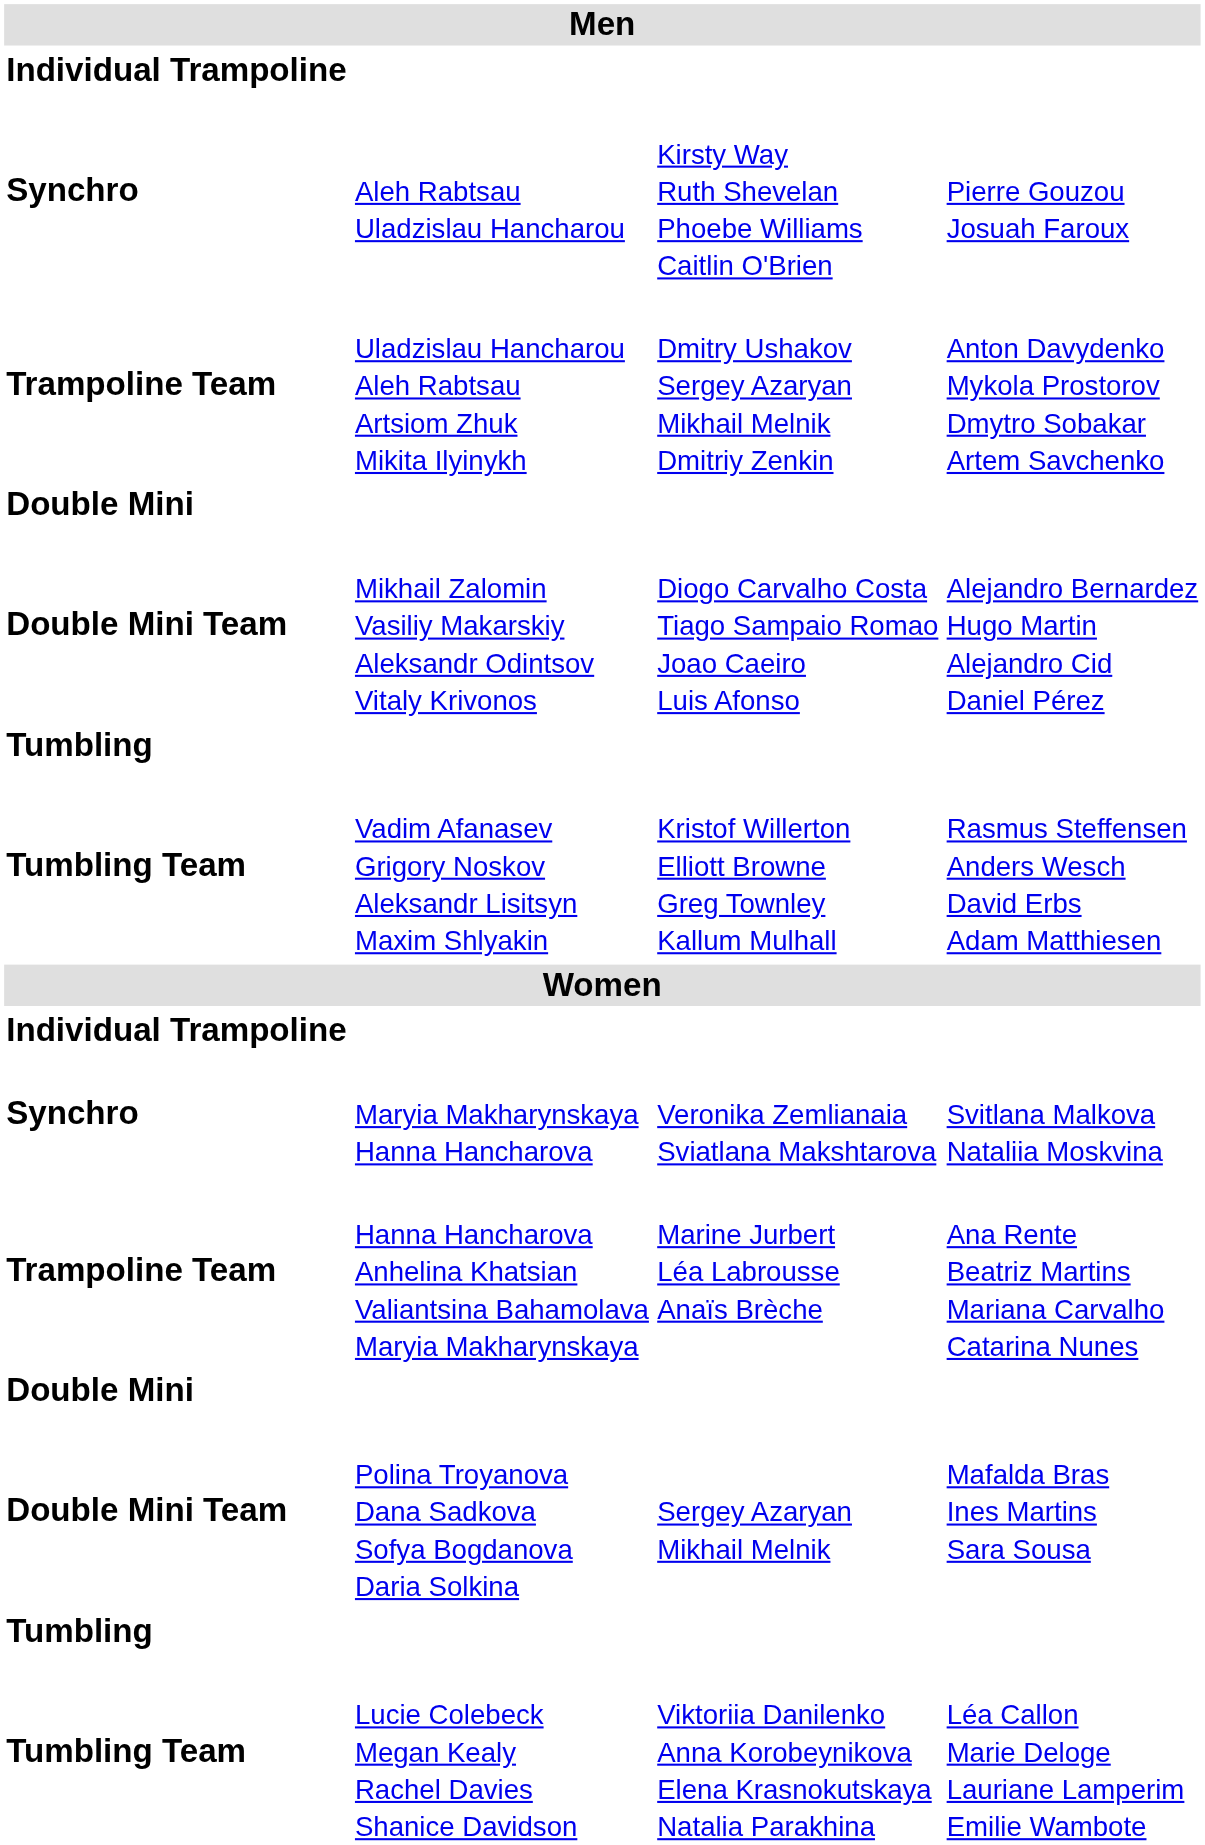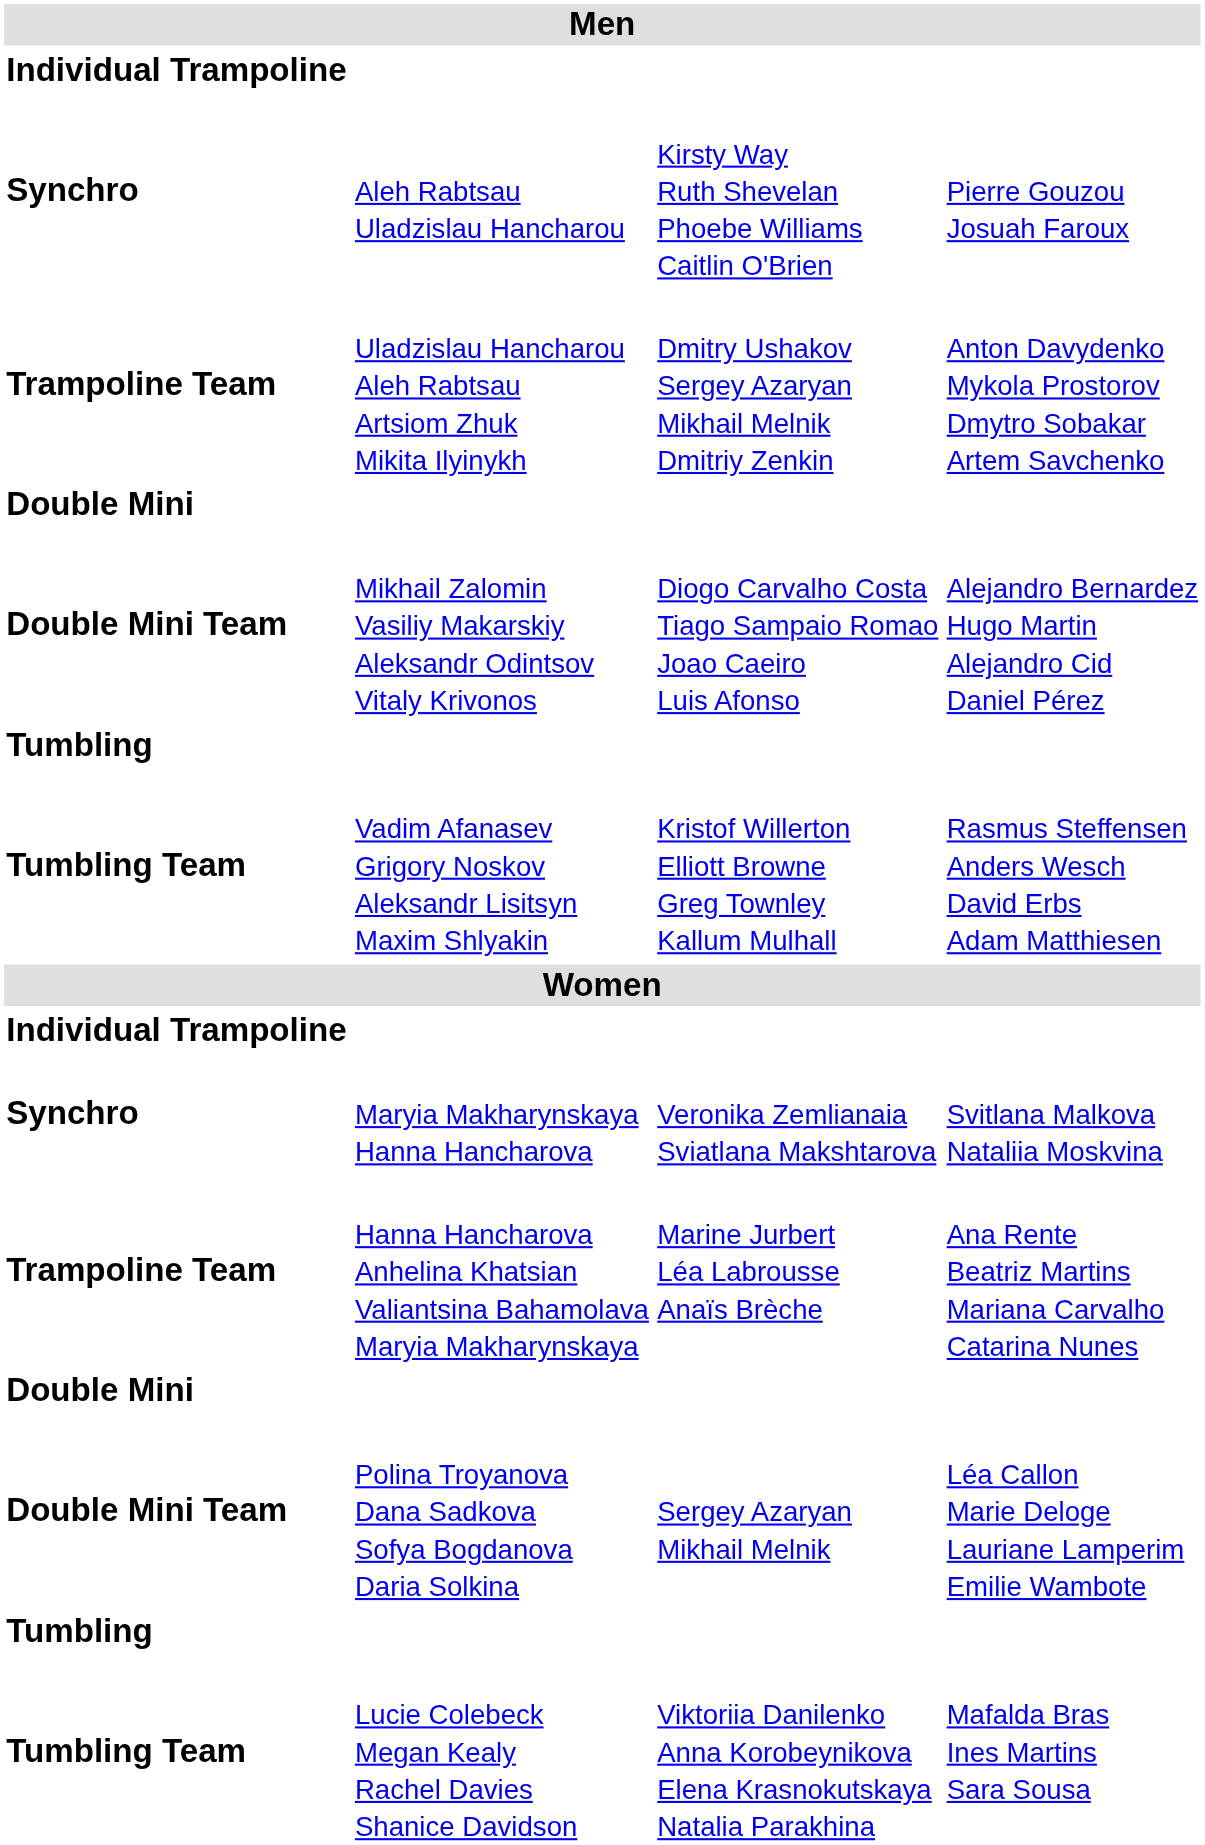(1028, 1512) Mafalda Bras Ines Martins Sara Sousa -> (1066, 1531) Léa Callon Marie Deloge Lauriane Lamperim Emilie Wambote
(1066, 1771) Léa Callon Marie Deloge Lauriane Lamperim Emilie Wambote -> (1028, 1752) Mafalda Bras Ines Martins Sara Sousa
